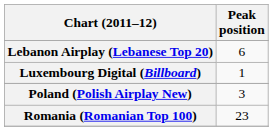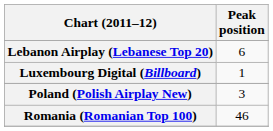(242, 115) 23 -> (242, 115) 46
